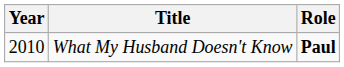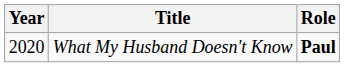(27, 47) 2010 -> (27, 47) 2020
